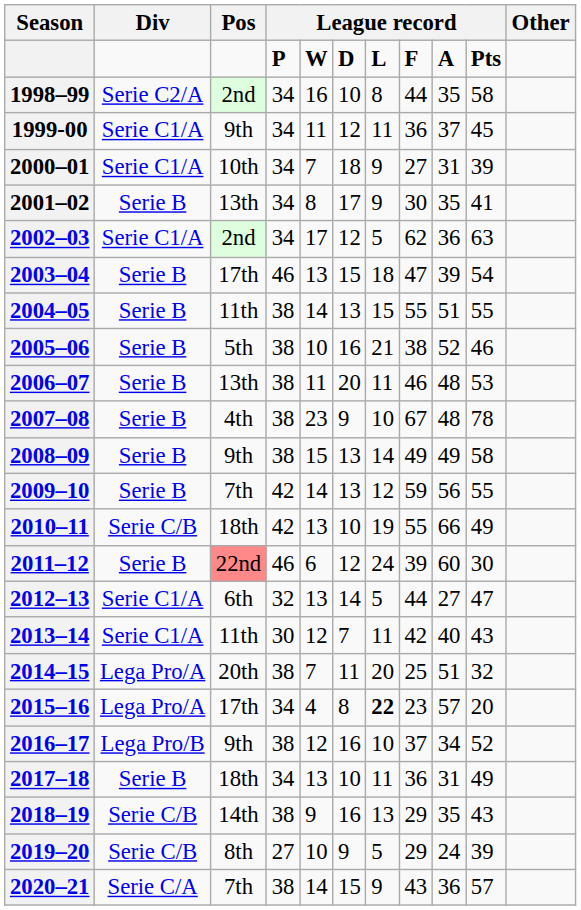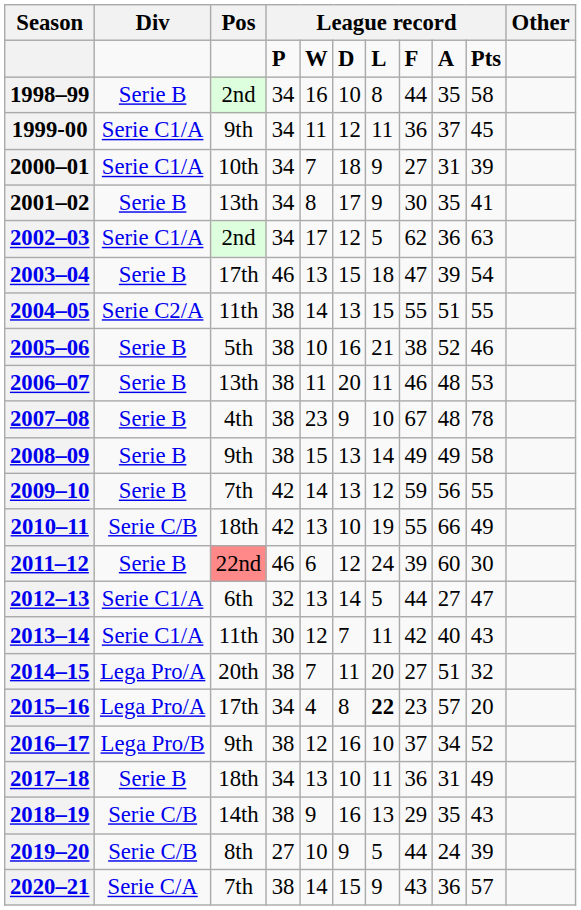(153, 94) Serie C2/A -> (153, 94) Serie B
(153, 310) Serie B -> (153, 310) Serie C2/A
(416, 671) 25 -> (416, 671) 27
(416, 851) 29 -> (416, 851) 44
